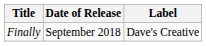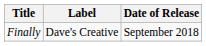columns swapped: (163, 13) <-> (83, 13)
